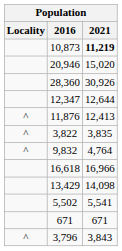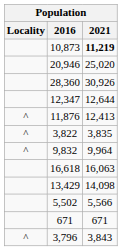(100, 64) 15,020 -> (100, 64) 25,020
(100, 151) 4,764 -> (100, 151) 9,964
(100, 168) 16,966 -> (100, 168) 16,063
(100, 202) 5,541 -> (100, 202) 5,566
